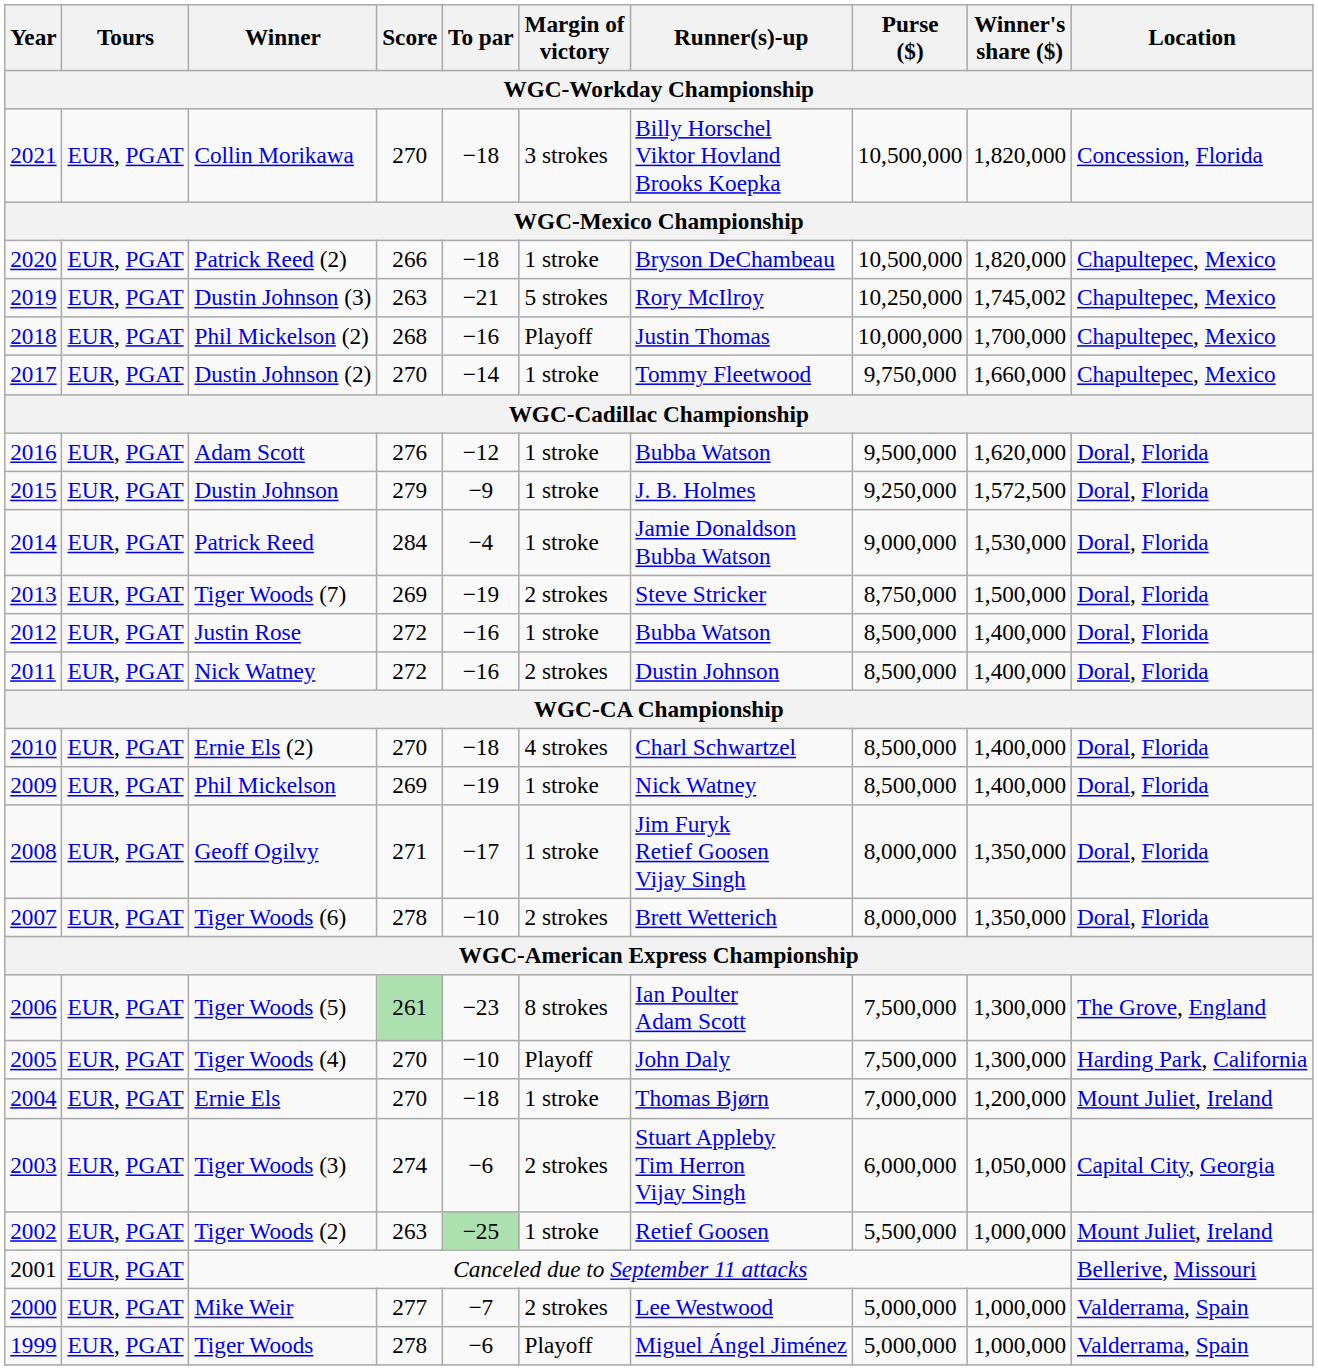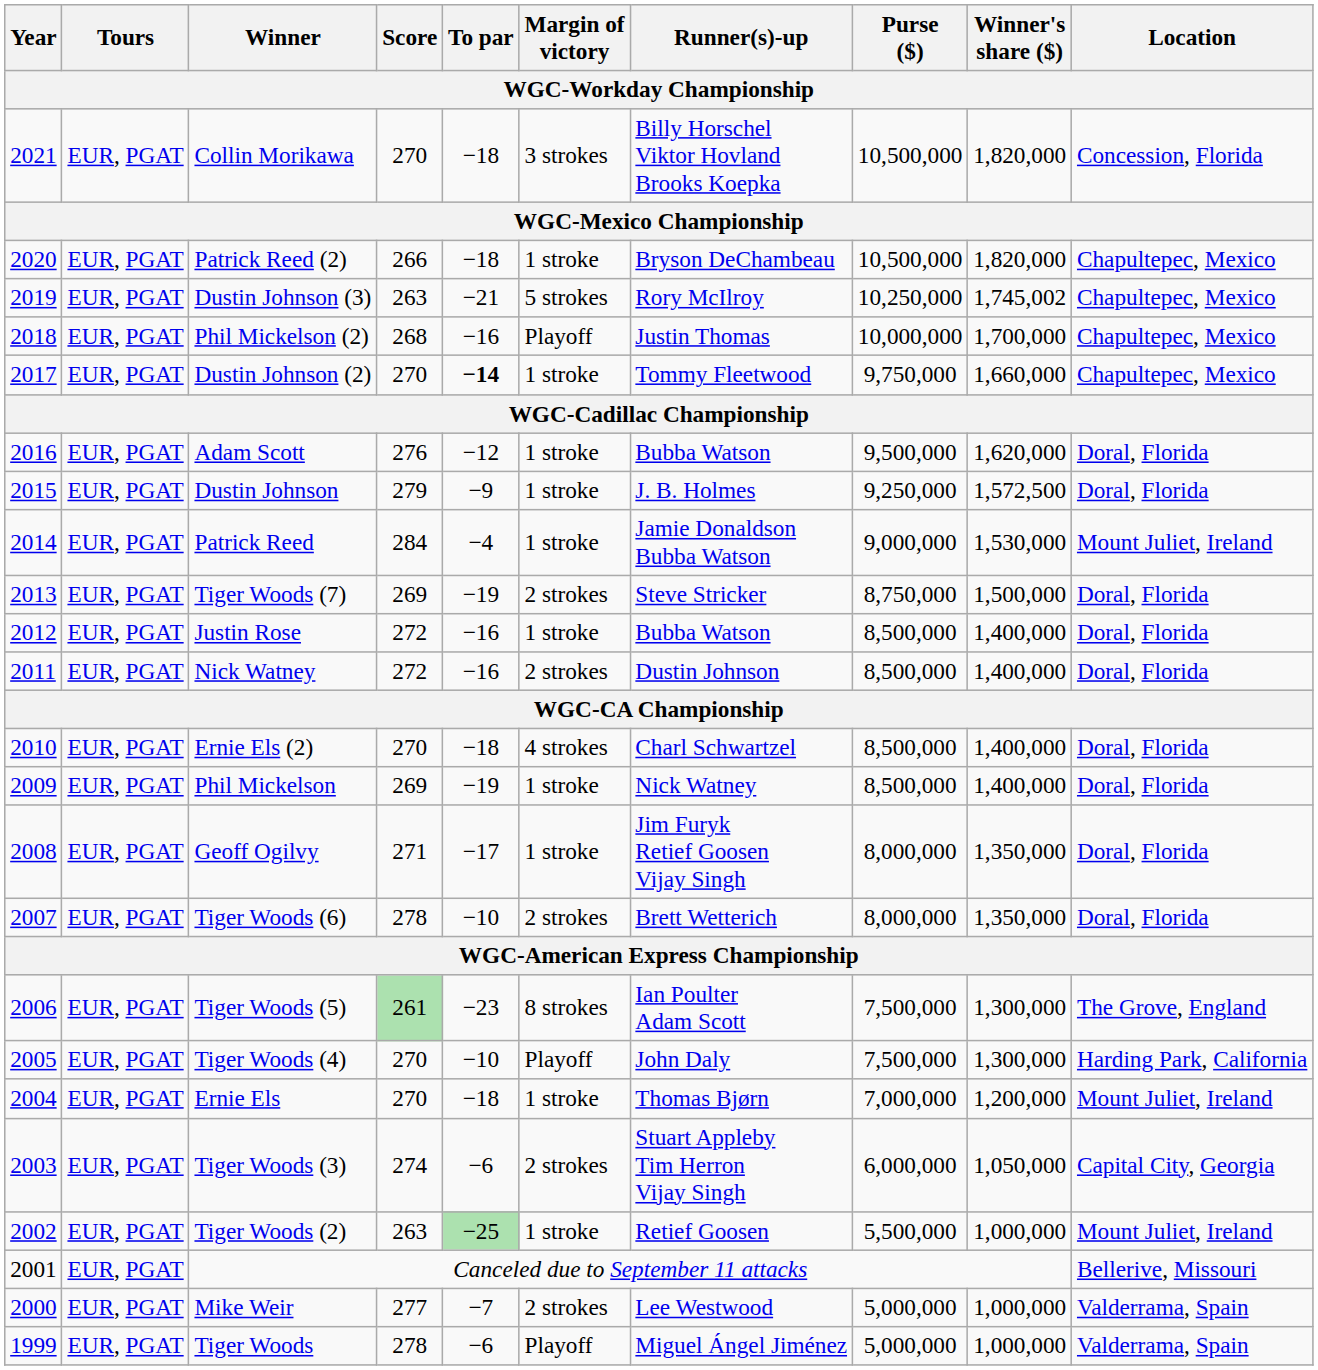(481, 374) normal -> (481, 374) bold
(1143, 542) Doral, Florida -> (1175, 542) Mount Juliet, Ireland
